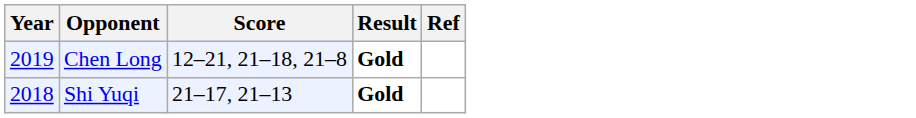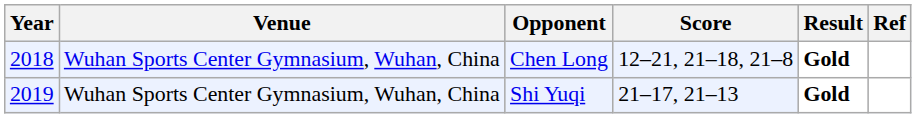+ column: (282, 22)
(32, 59) 2019 -> (32, 59) 2018
(32, 95) 2018 -> (32, 95) 2019
